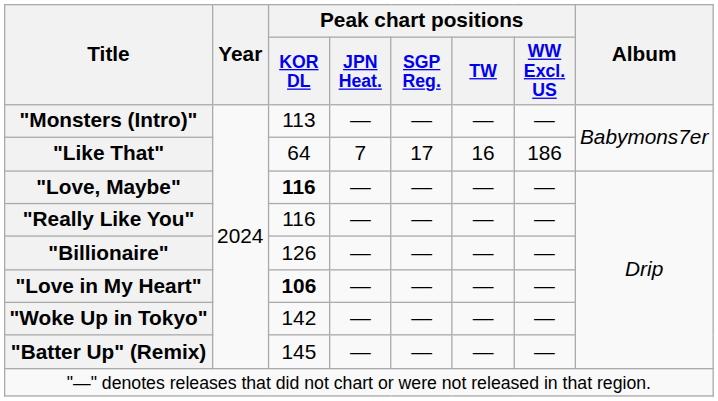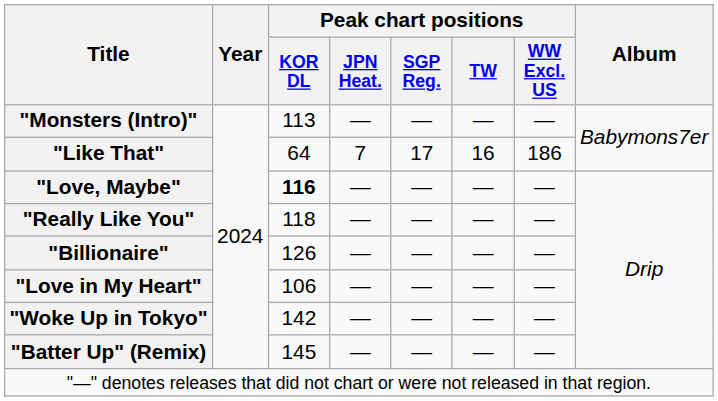(299, 219) 116 -> (299, 219) 118
(299, 285) bold -> (299, 285) normal
